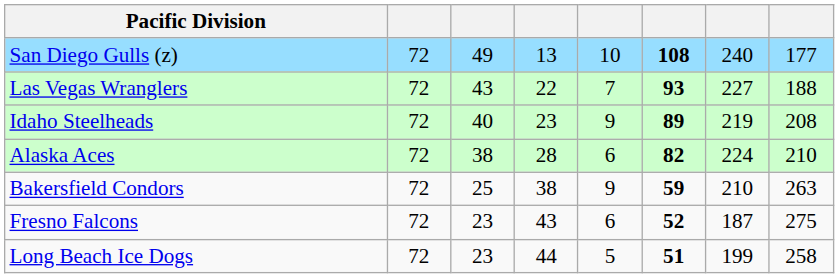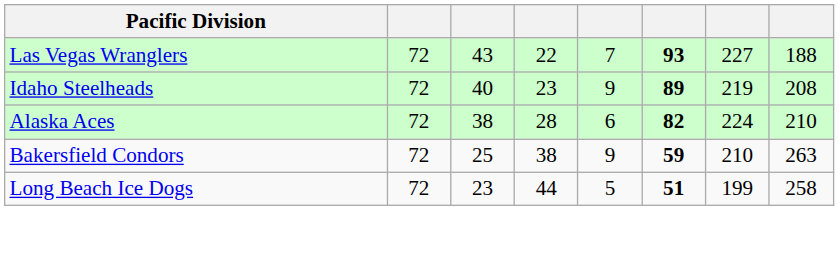- row: (94, 54)
- row: (74, 222)
